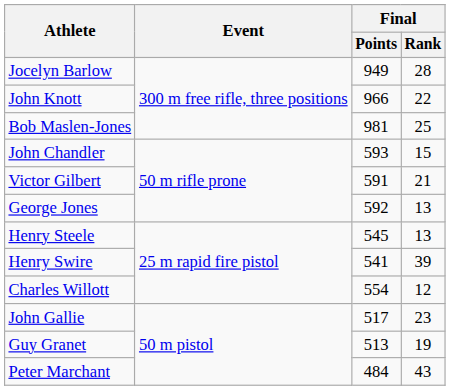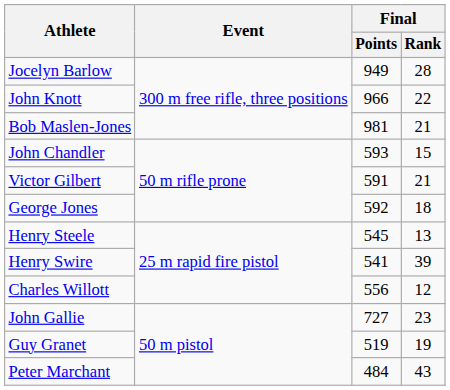(423, 126) 25 -> (423, 126) 21
(423, 208) 13 -> (423, 208) 18
(376, 290) 554 -> (376, 290) 556
(376, 317) 517 -> (376, 317) 727
(376, 344) 513 -> (376, 344) 519
